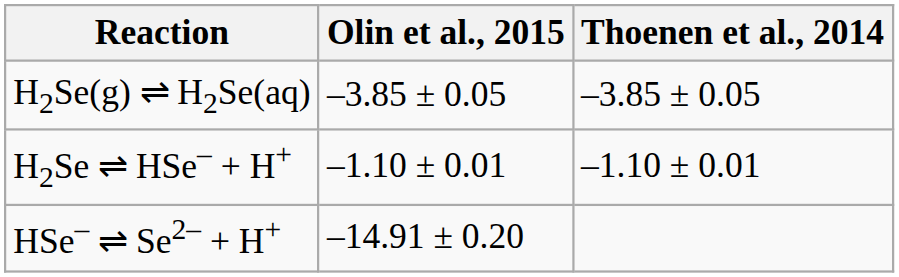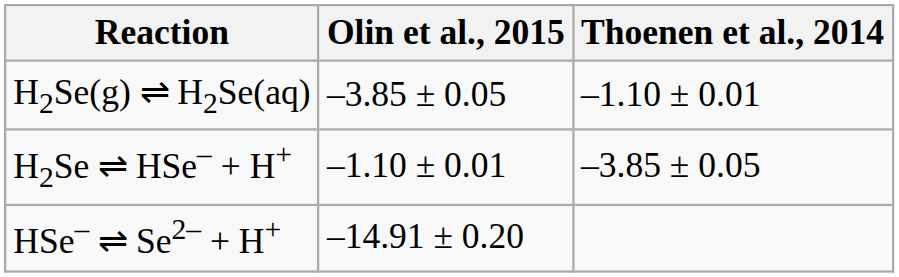(671, 94) –3.85 ± 0.05 -> (671, 94) –1.10 ± 0.01
(671, 166) –1.10 ± 0.01 -> (671, 166) –3.85 ± 0.05
